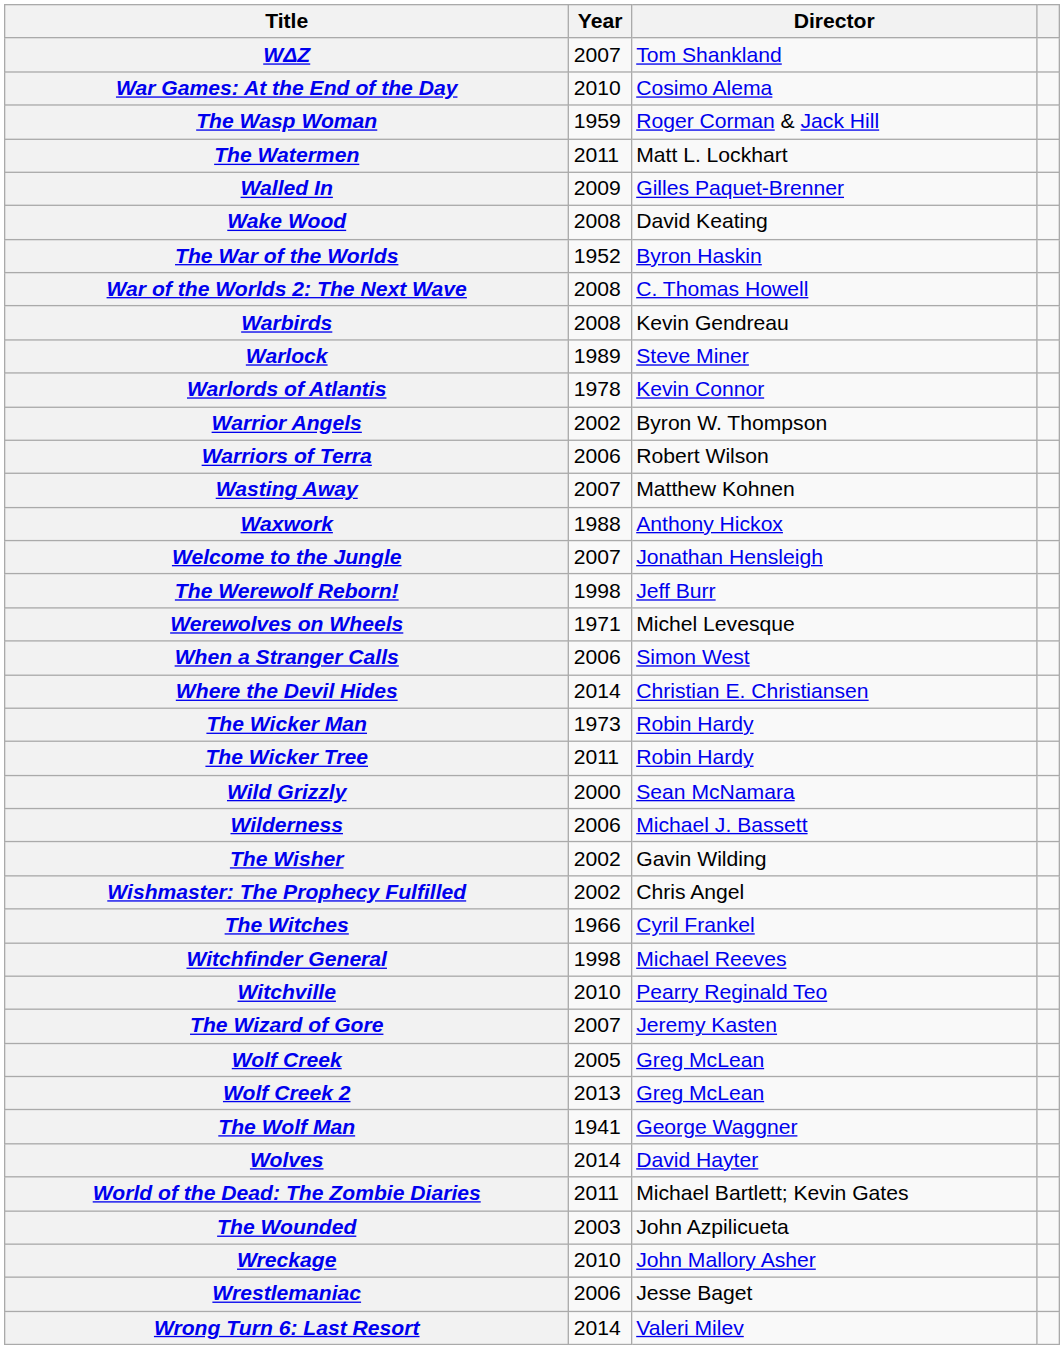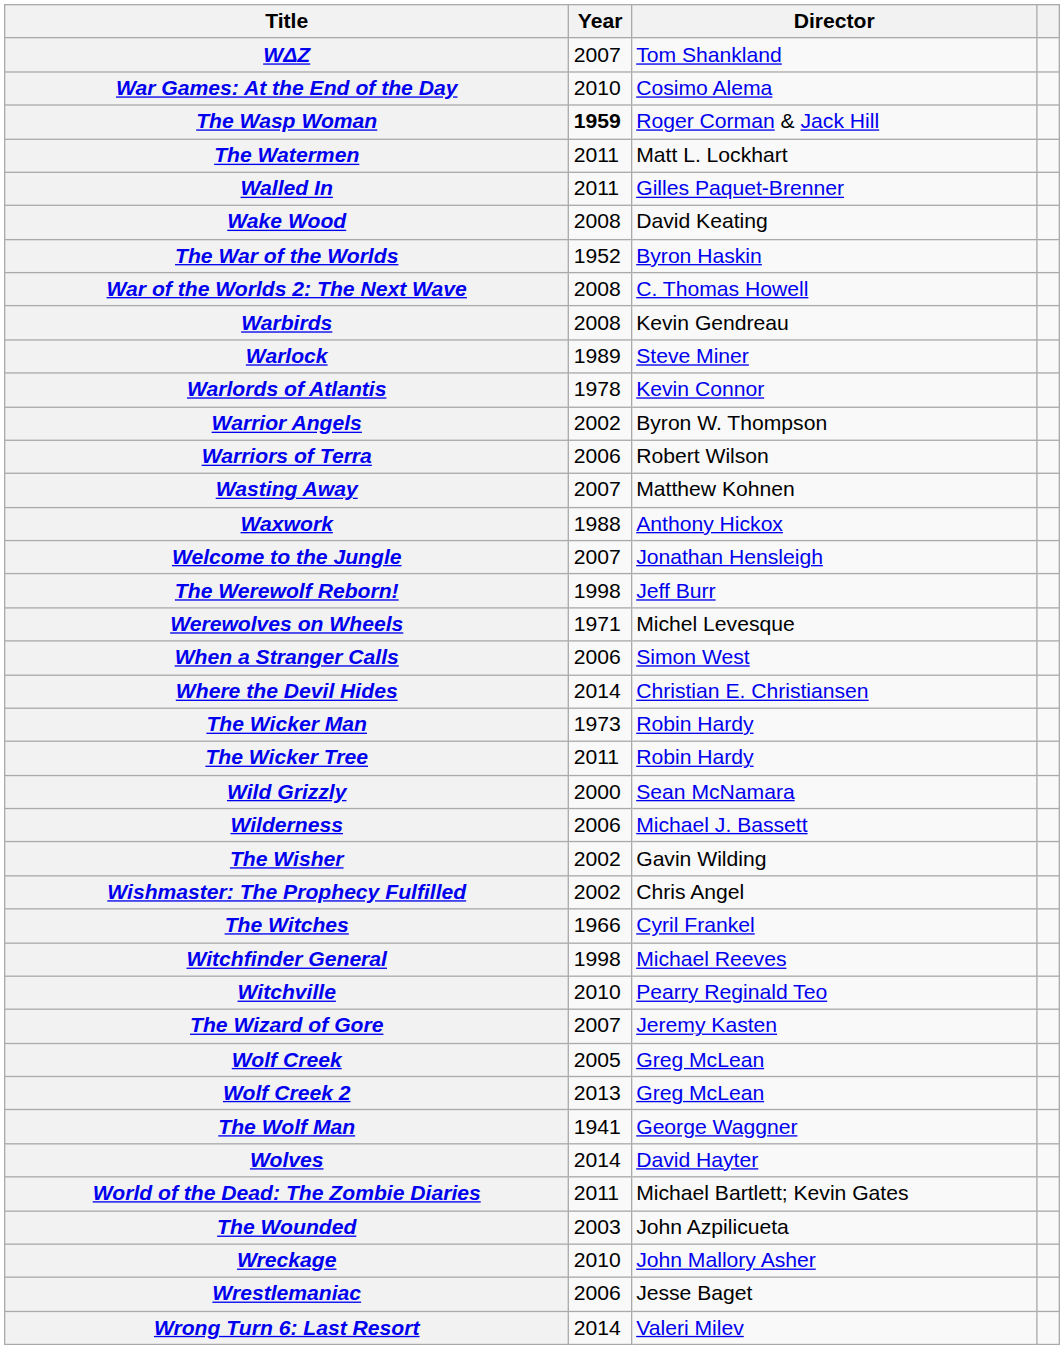(597, 121) normal -> (597, 121) bold
(597, 188) 2009 -> (596, 188) 2011
